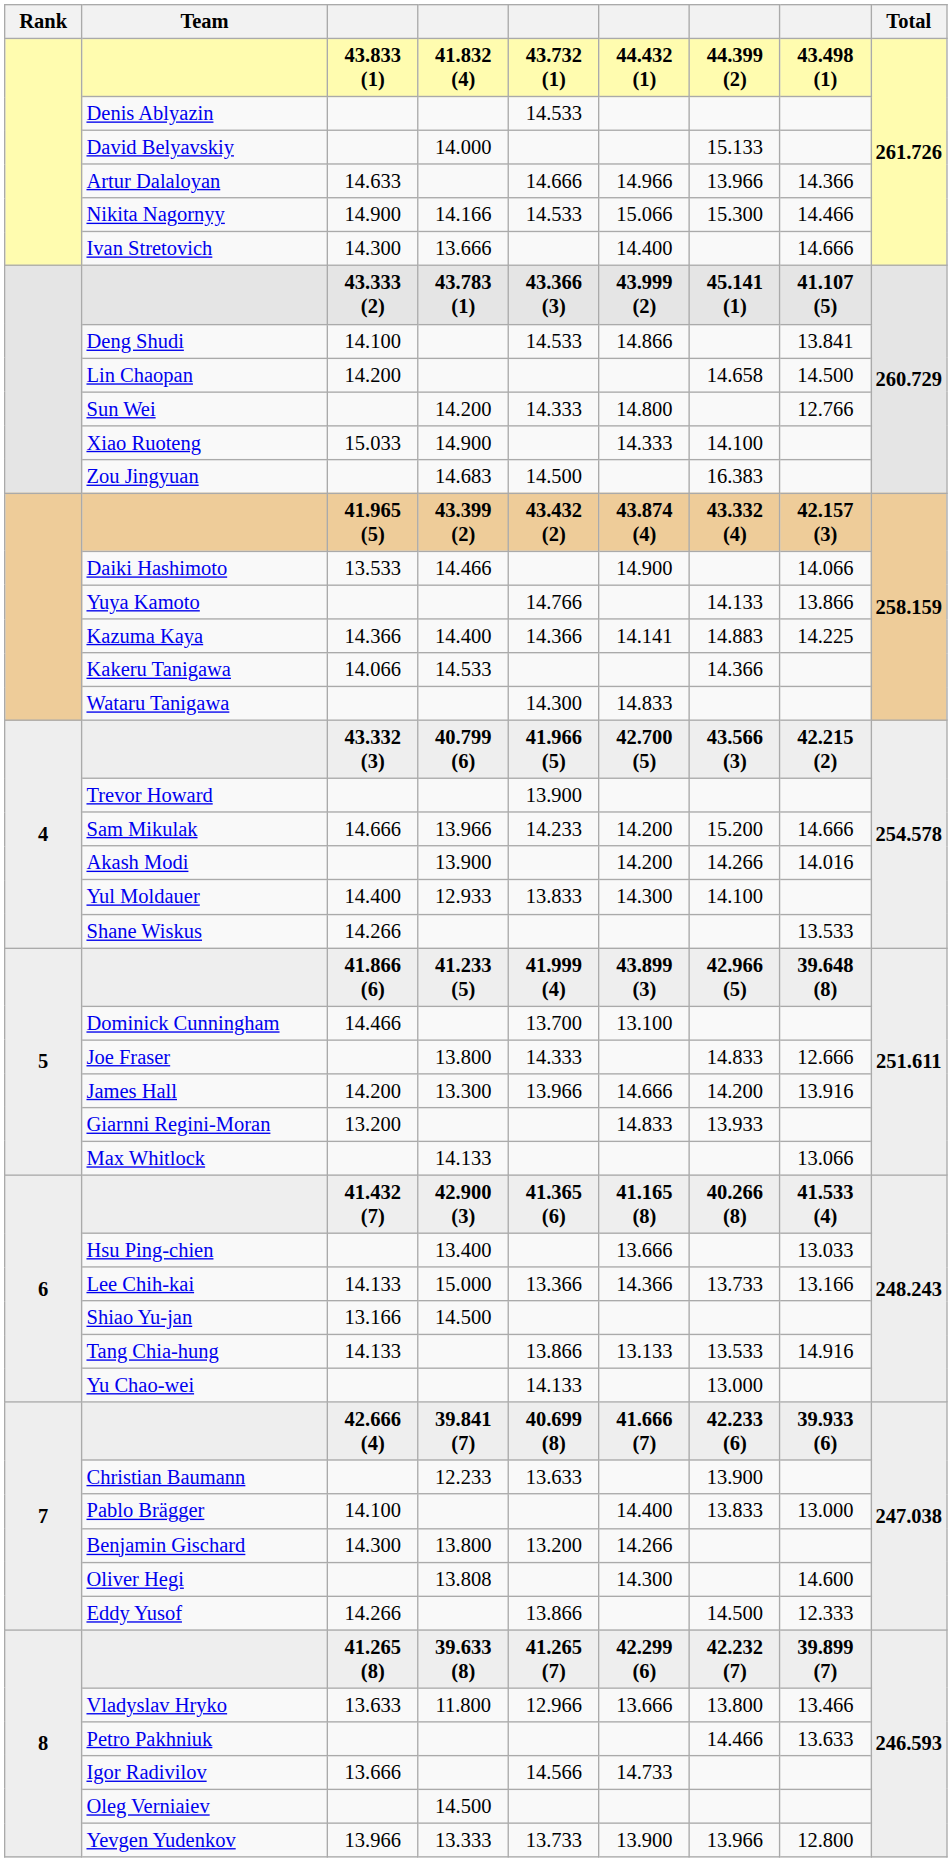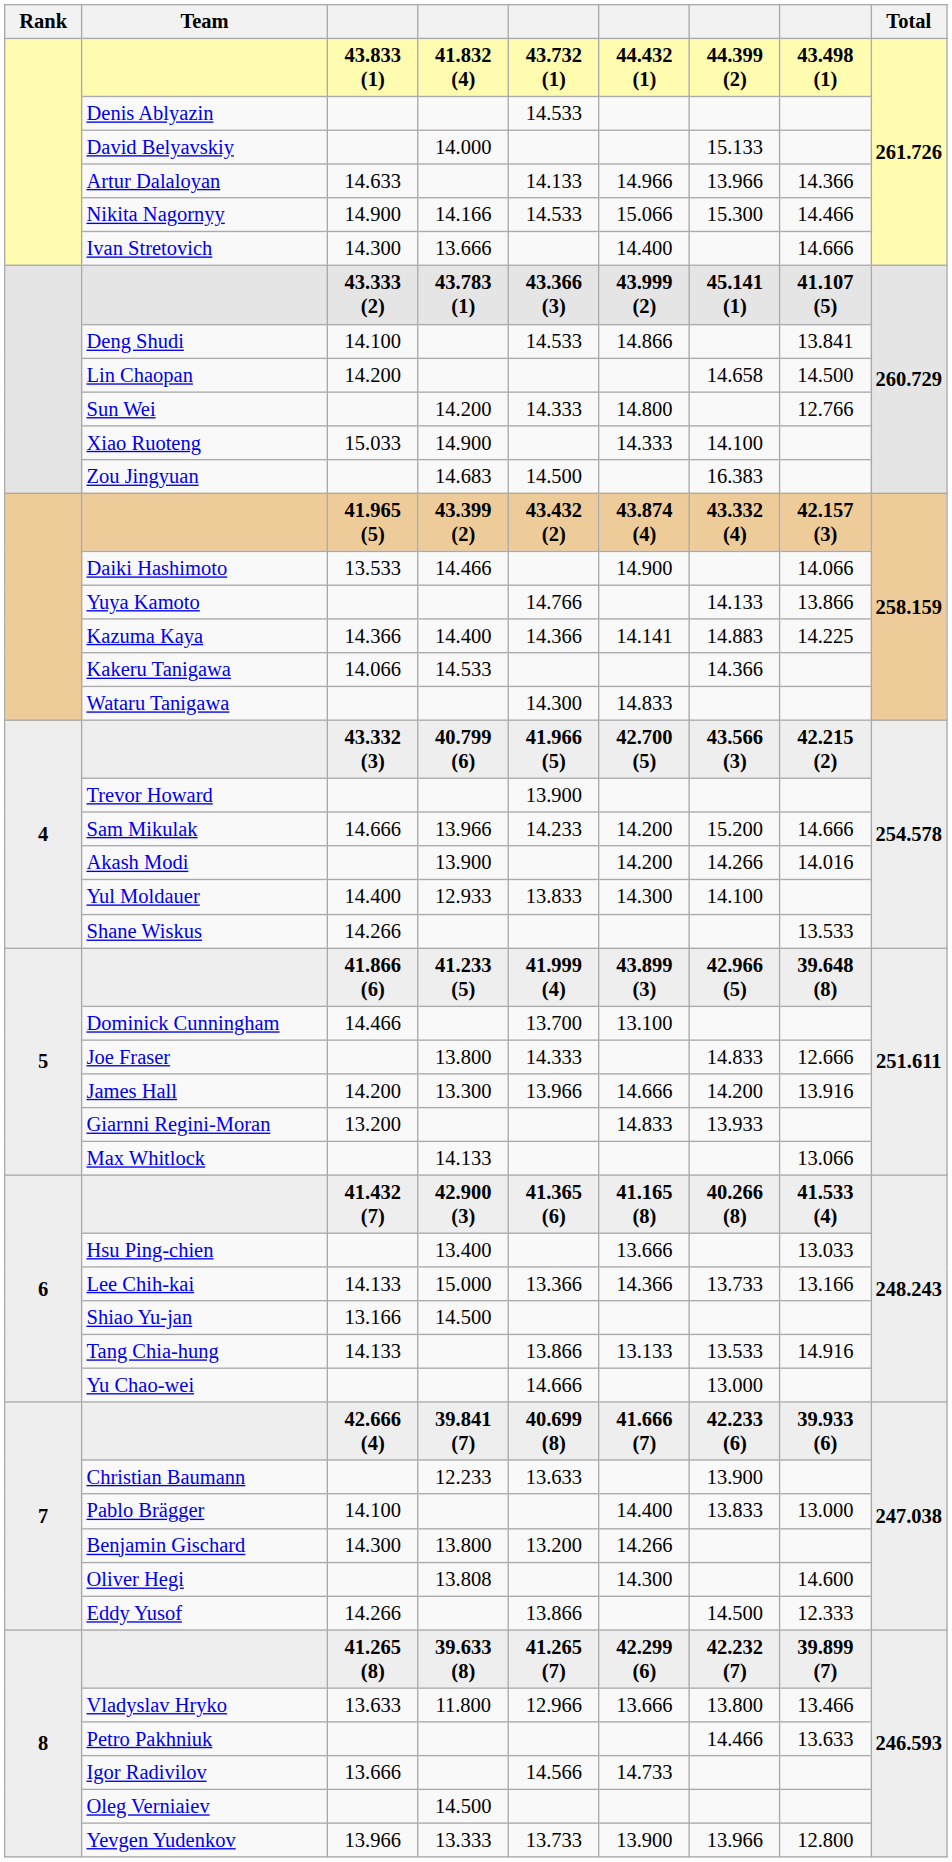(554, 181) 14.666 -> (554, 181) 14.133
(554, 1385) 14.133 -> (554, 1385) 14.666
